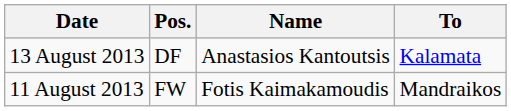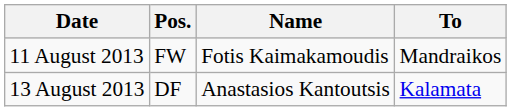rows swapped: (77, 88) <-> (77, 55)
